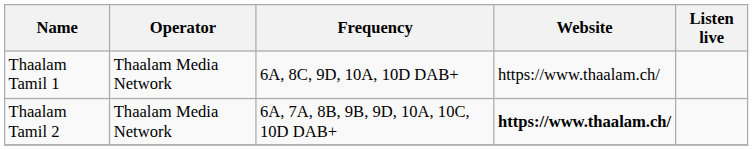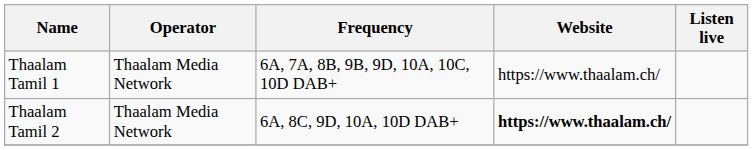(359, 74) 6A, 8C, 9D, 10A, 10D DAB+ -> (365, 74) 6A, 7A, 8B, 9B, 9D, 10A, 10C, 10D DAB+
(365, 121) 6A, 7A, 8B, 9B, 9D, 10A, 10C, 10D DAB+ -> (359, 121) 6A, 8C, 9D, 10A, 10D DAB+
